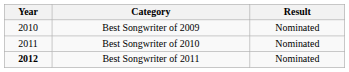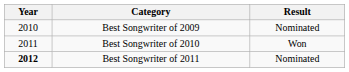(297, 43) Nominated -> (297, 43) Won
